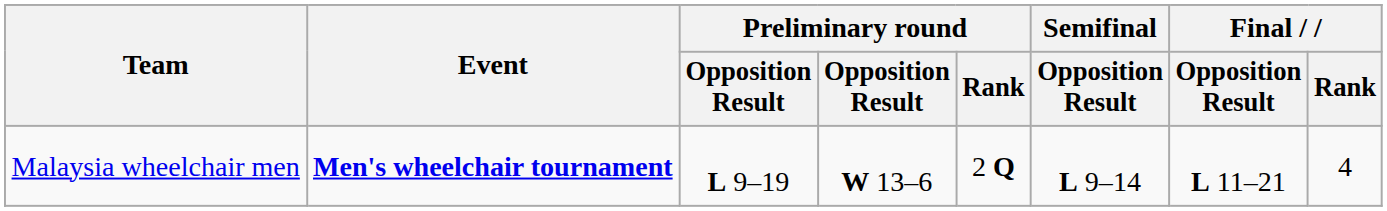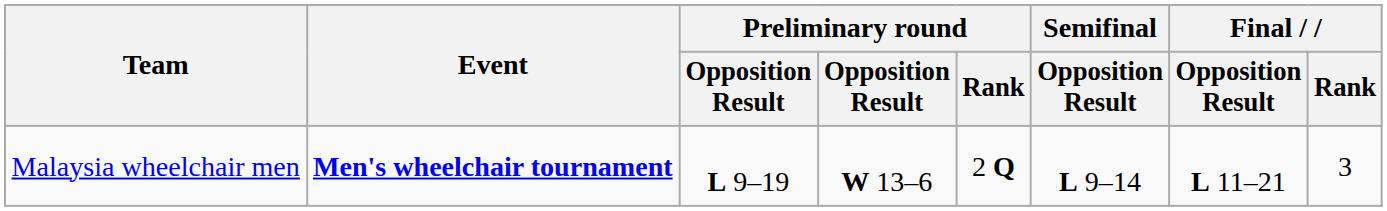(1345, 165) 4 -> (1345, 165) 3
